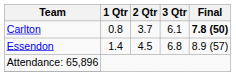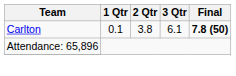(116, 29) 0.8 -> (116, 29) 0.1
(145, 29) 3.7 -> (145, 29) 3.8
- row: (30, 46)
